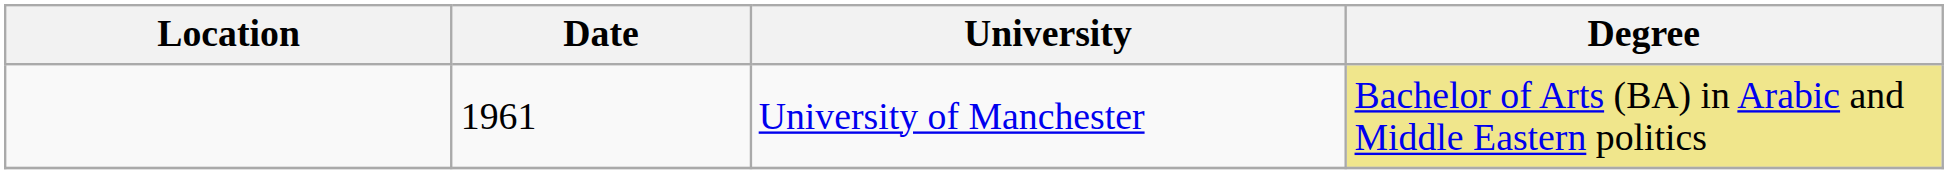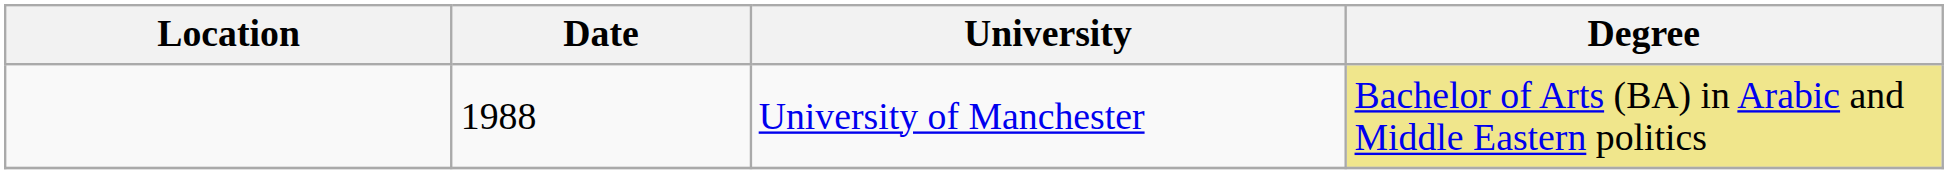(499, 115) 1961 -> (499, 115) 1988
